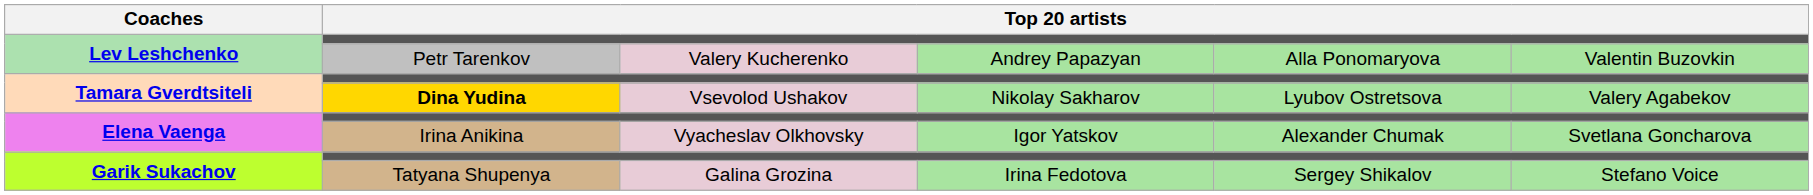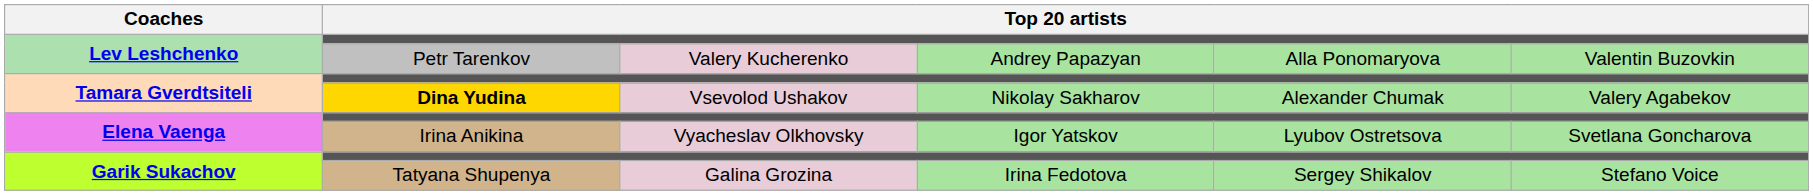(1363, 97) Lyubov Ostretsova -> (1363, 97) Alexander Chumak
(1363, 136) Alexander Chumak -> (1363, 136) Lyubov Ostretsova
